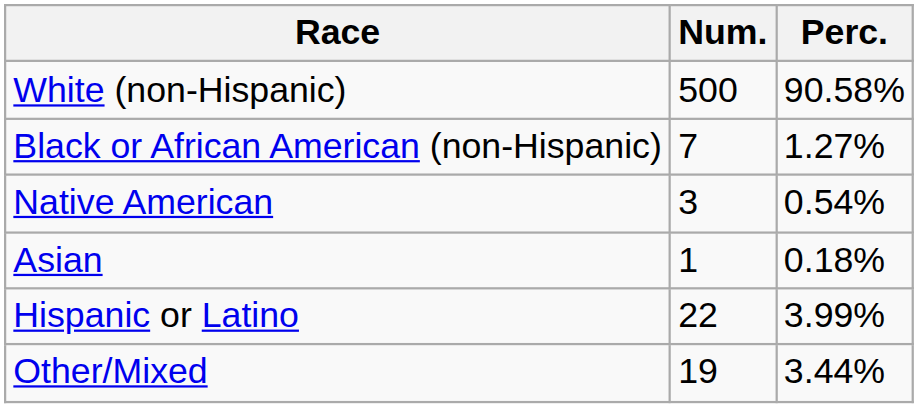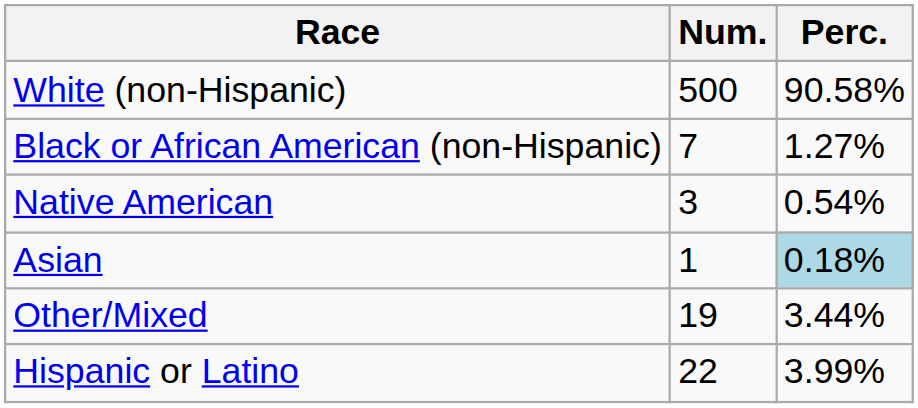(834, 259) no background -> (834, 259) lightblue background
rows swapped: (110, 372) <-> (156, 315)
